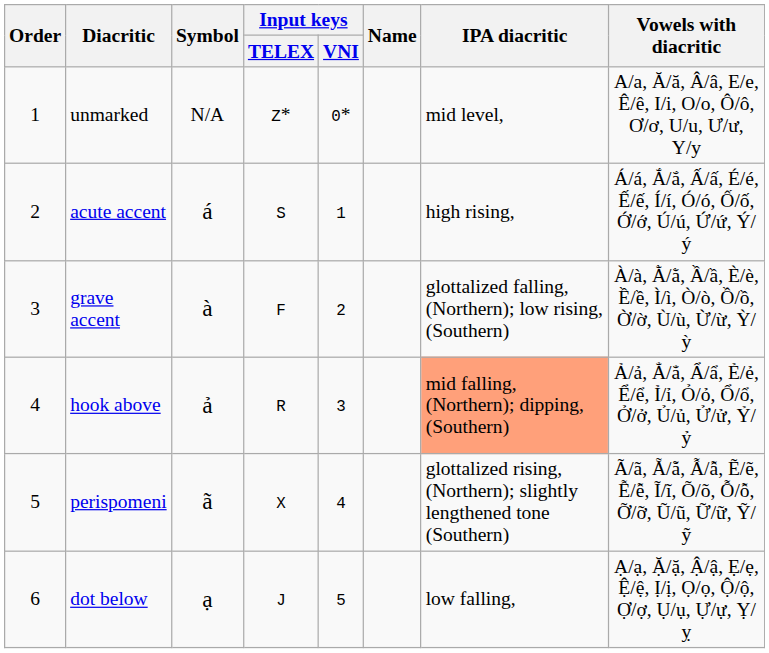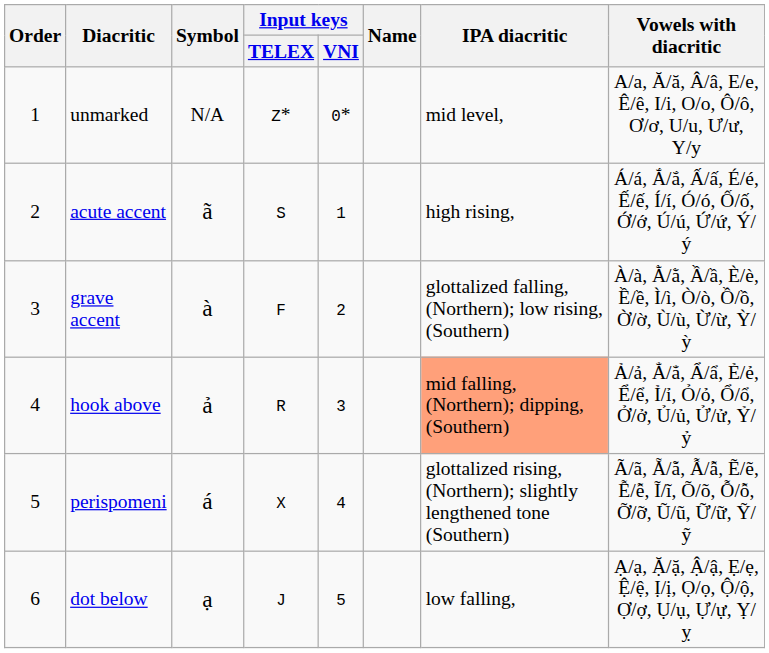(207, 211) á -> (207, 211) ã
(207, 502) ã -> (207, 502) á
